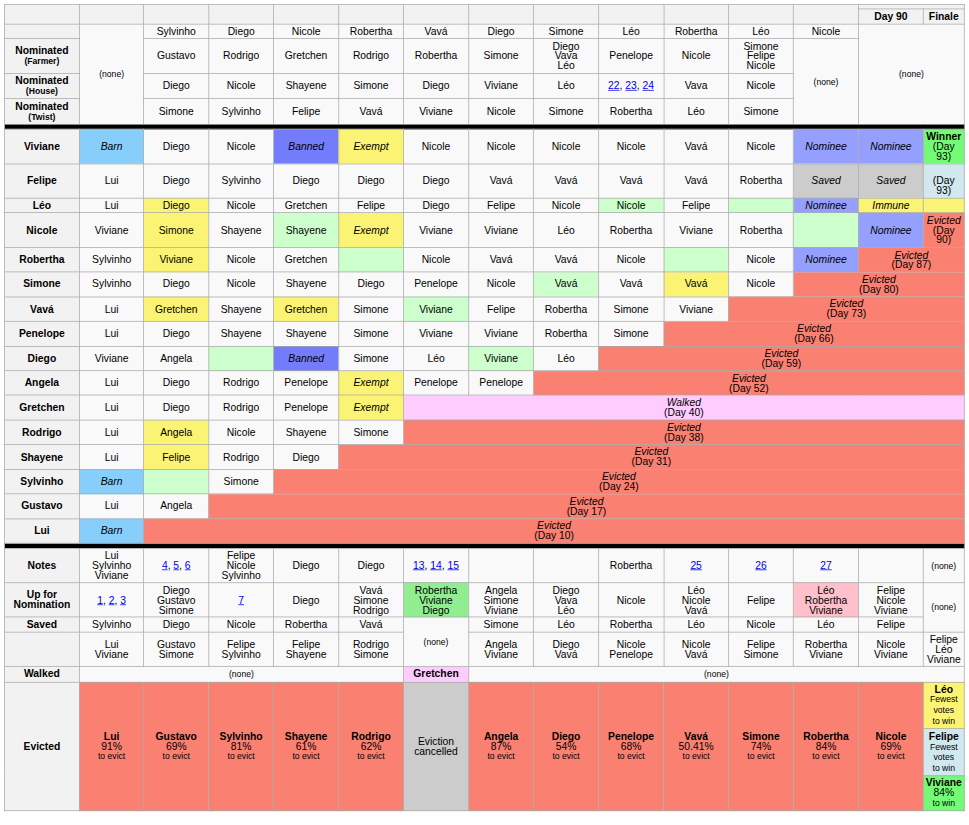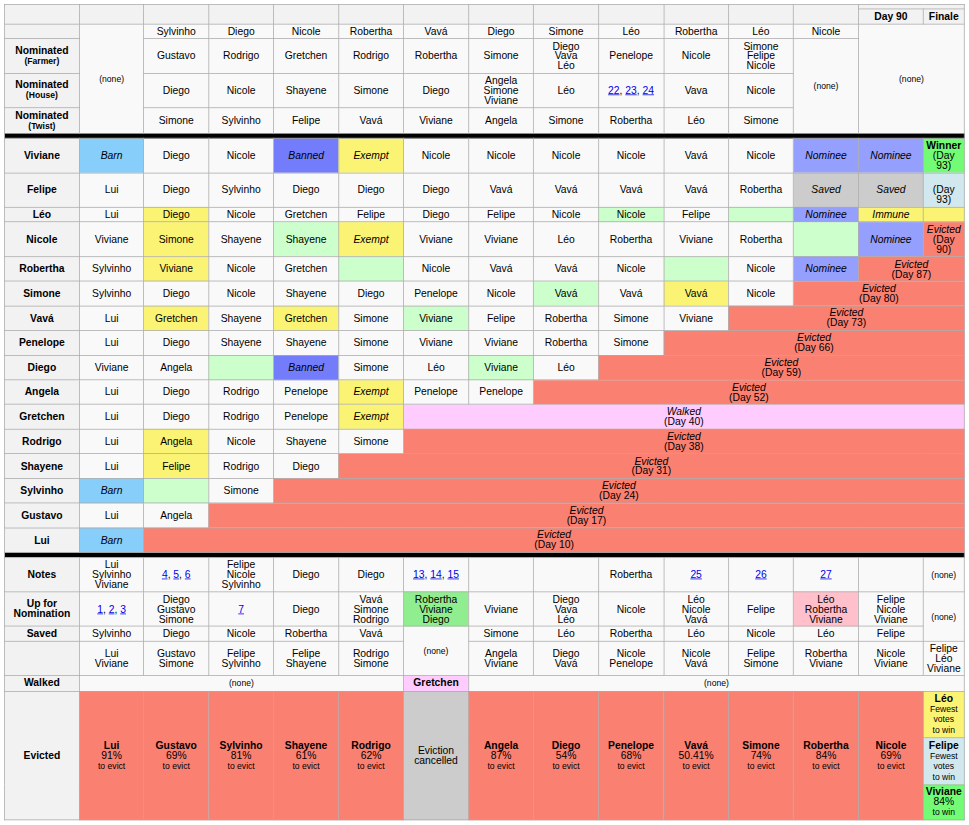(501, 86) Viviane -> (501, 90) Angela Simone Viviane
(501, 111) Nicole -> (501, 120) Angela
(501, 600) Angela Simone Viviane -> (501, 609) Viviane
